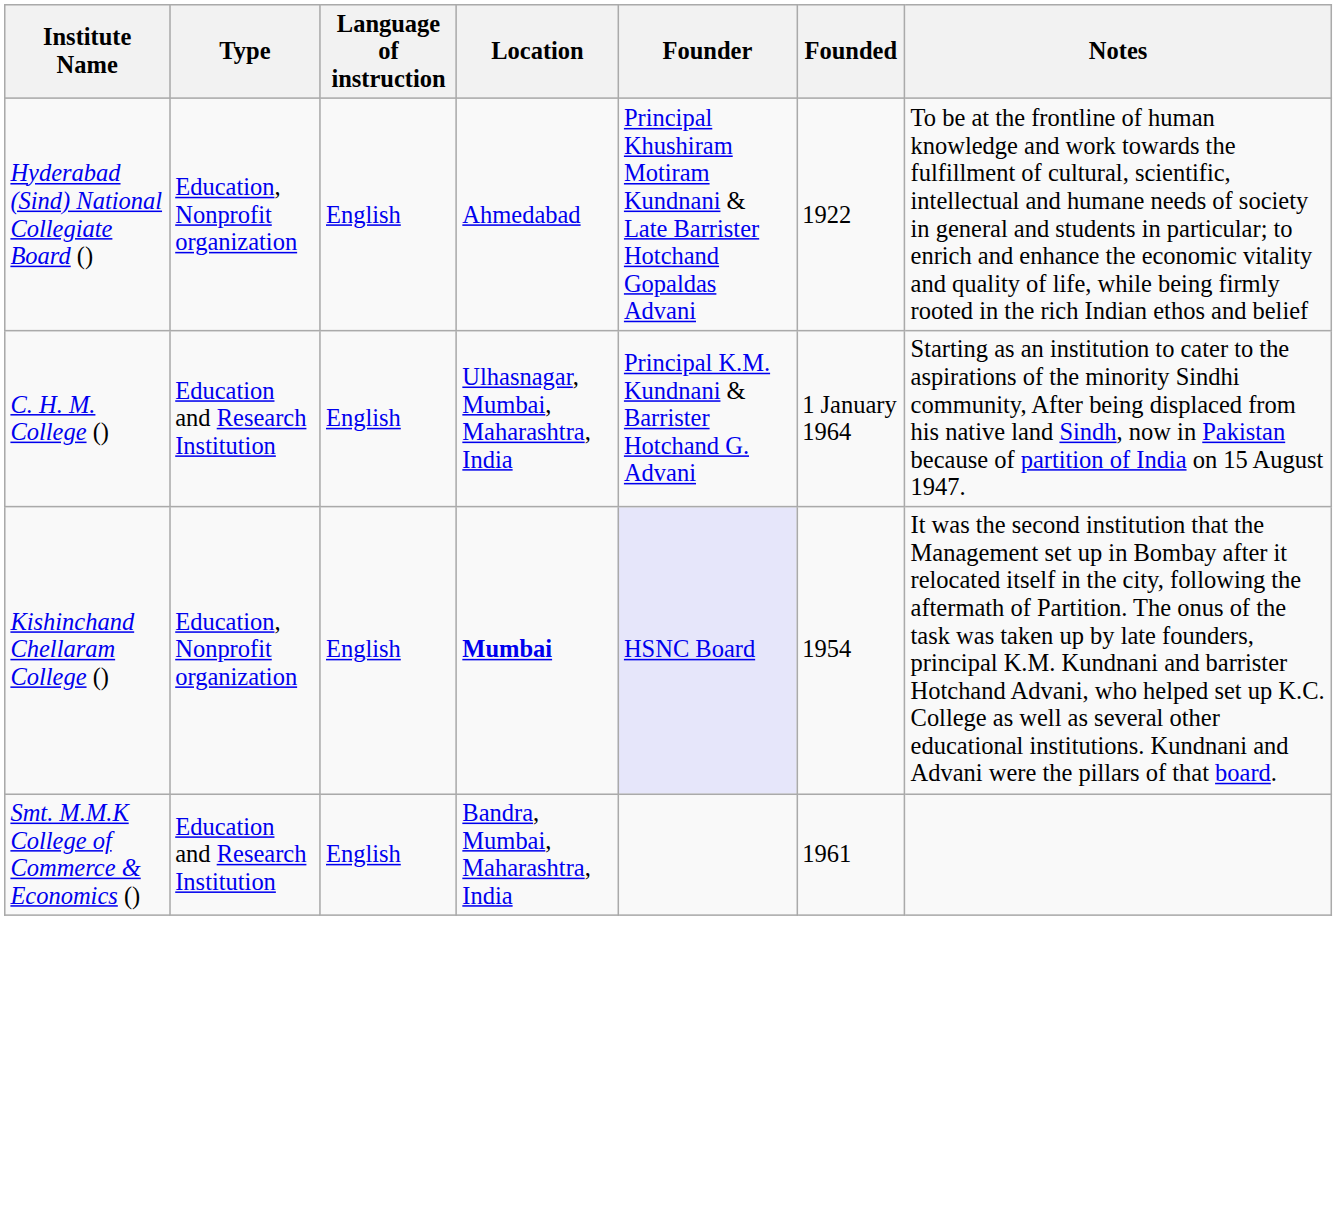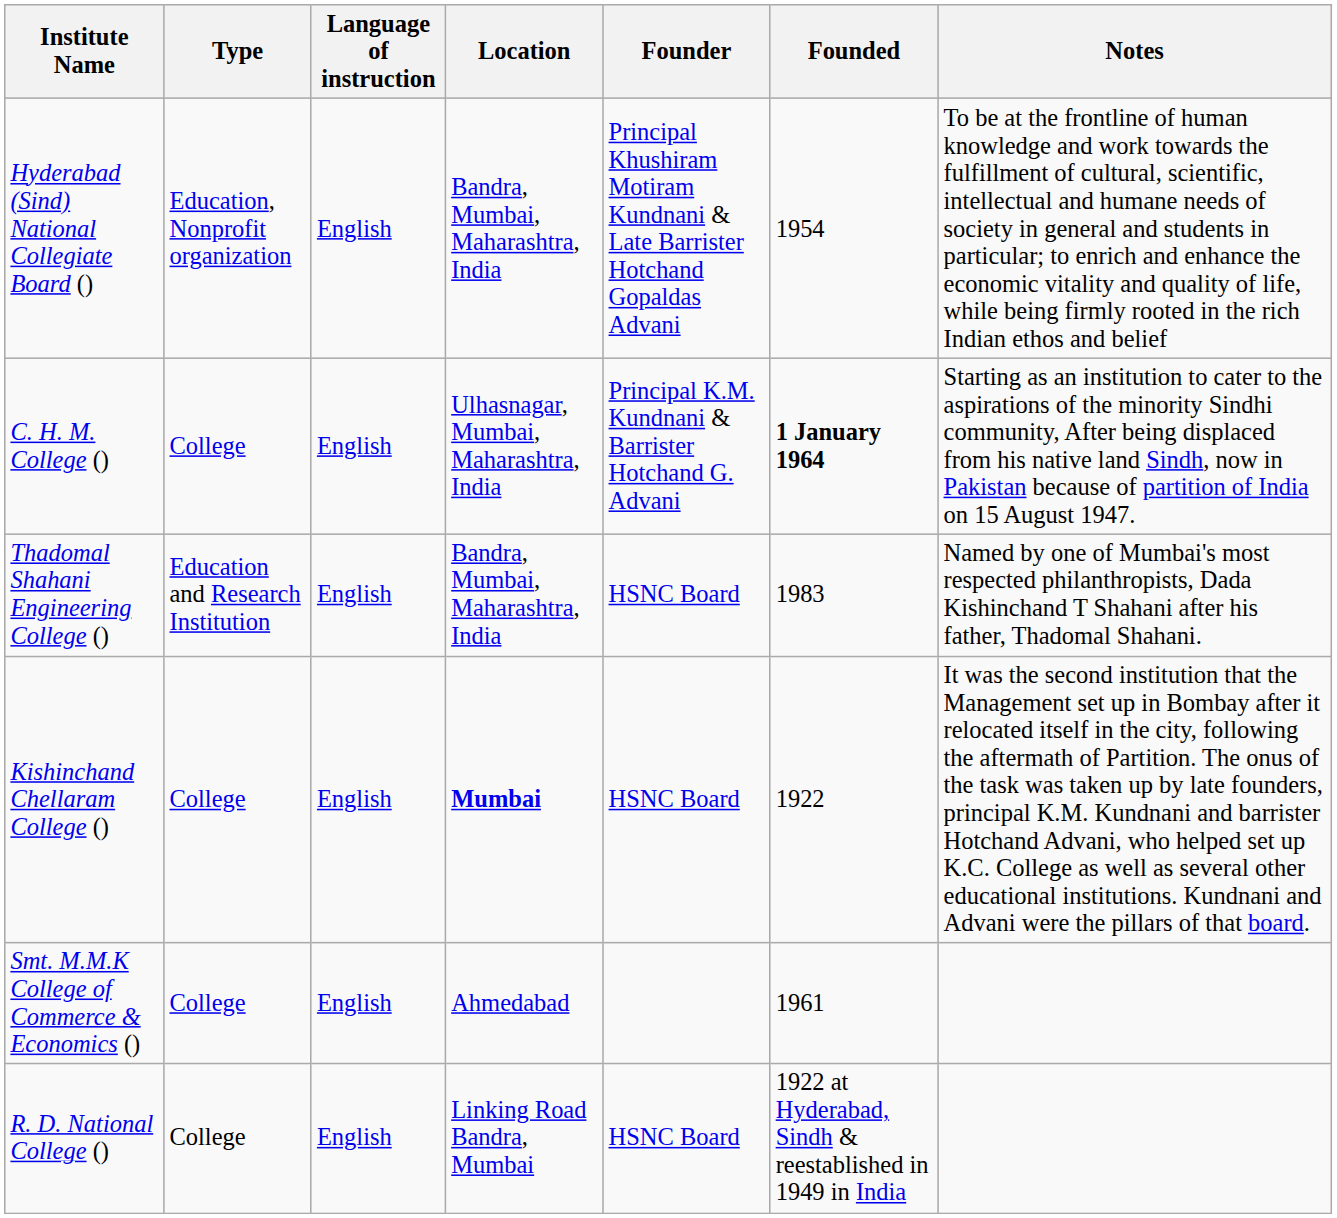(521, 214) Ahmedabad -> (515, 227) Bandra, Mumbai, Maharashtra, India
(827, 214) 1922 -> (800, 227) 1954
(241, 418) Education and Research Institution -> (208, 445) College
(849, 418) normal -> (828, 445) bold
+ row: (71, 594)
(236, 649) Education, Nonprofit organization -> (208, 798) College
(690, 649) lavender background -> (674, 798) no background
(827, 649) 1954 -> (800, 798) 1922
(241, 853) Education and Research Institution -> (208, 1002) College
(527, 853) Bandra, Mumbai, Maharashtra, India -> (510, 1002) Ahmedabad
+ row: (82, 1138)
